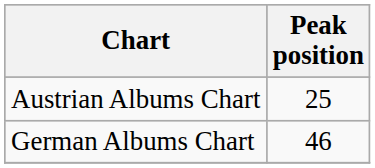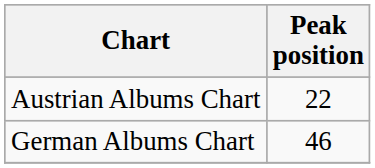(318, 98) 25 -> (318, 98) 22
